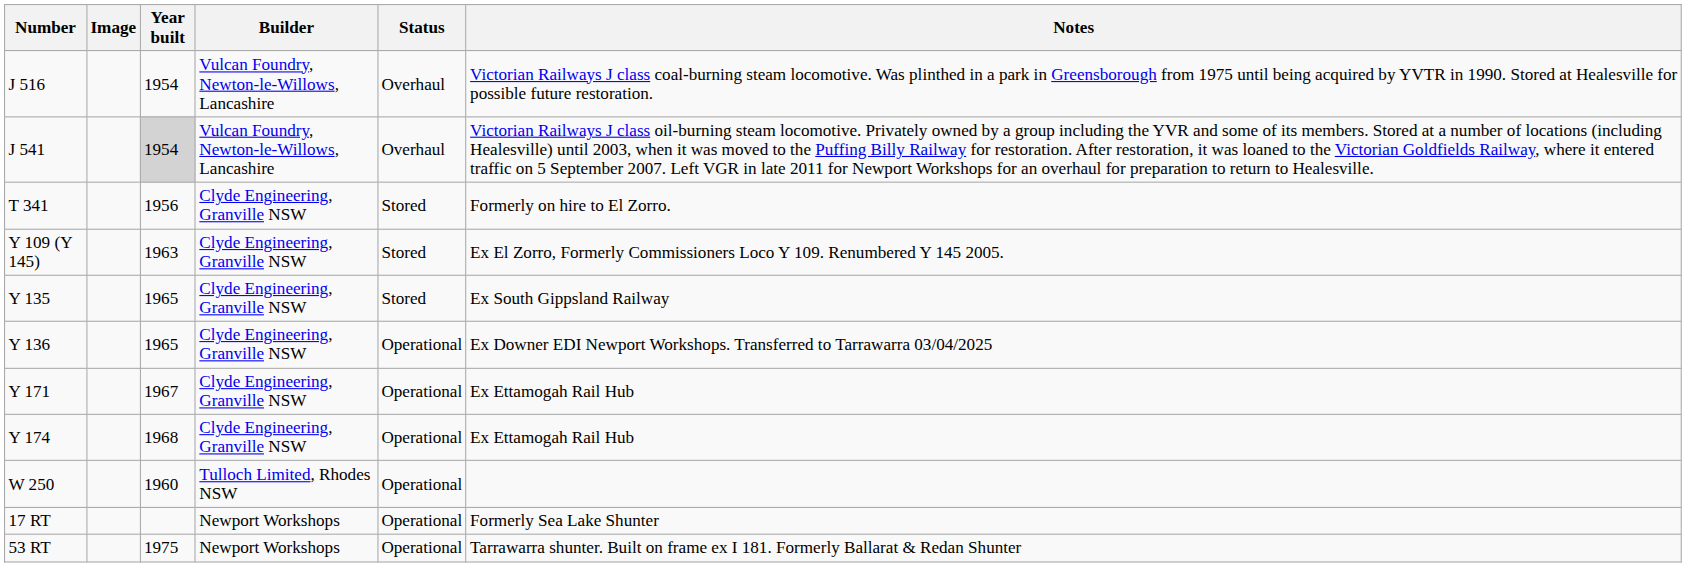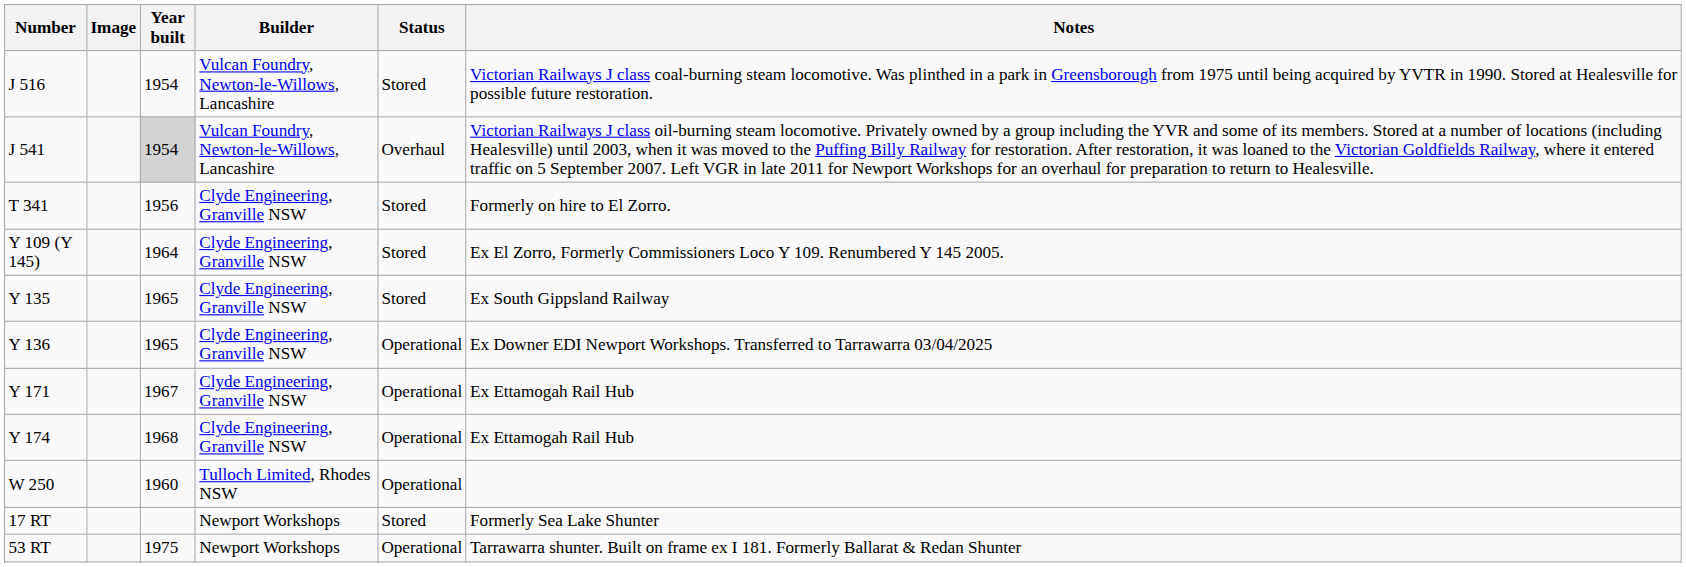(413, 83) Overhaul -> (404, 83) Stored
(161, 251) 1963 -> (161, 251) 1964
(422, 520) Operational -> (404, 520) Stored
